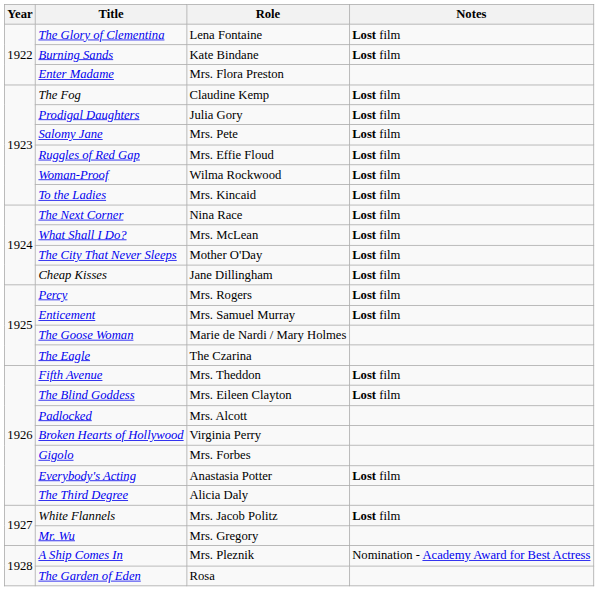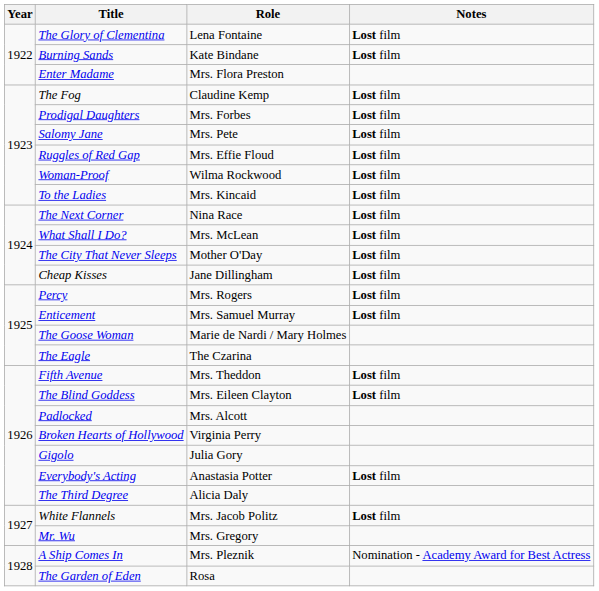(216, 114) Julia Gory -> (220, 114) Mrs. Forbes
(220, 455) Mrs. Forbes -> (216, 455) Julia Gory
